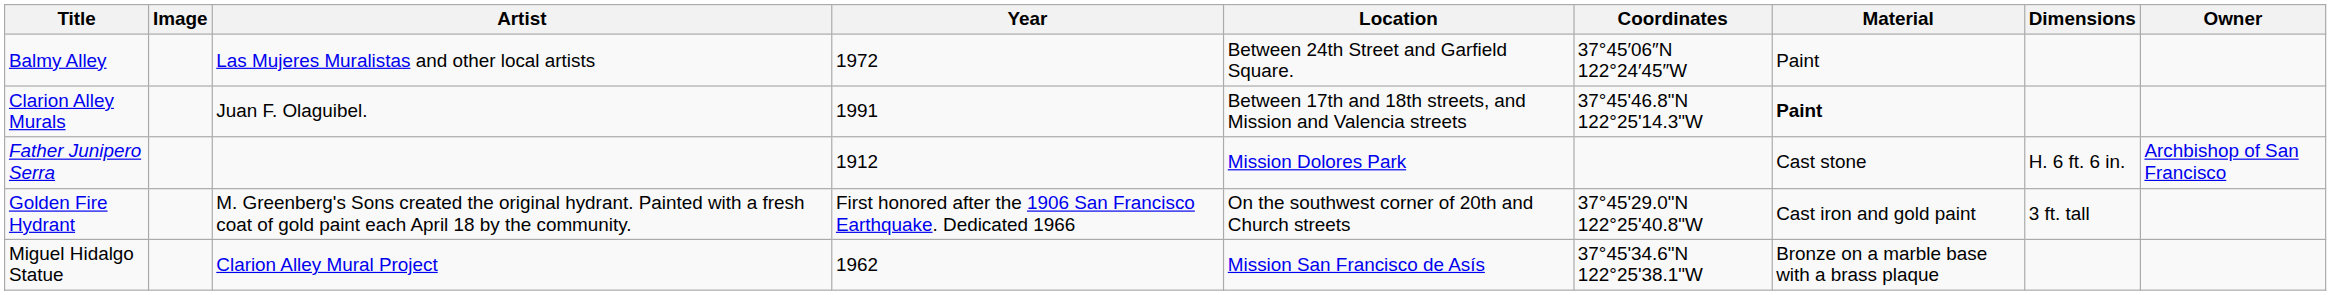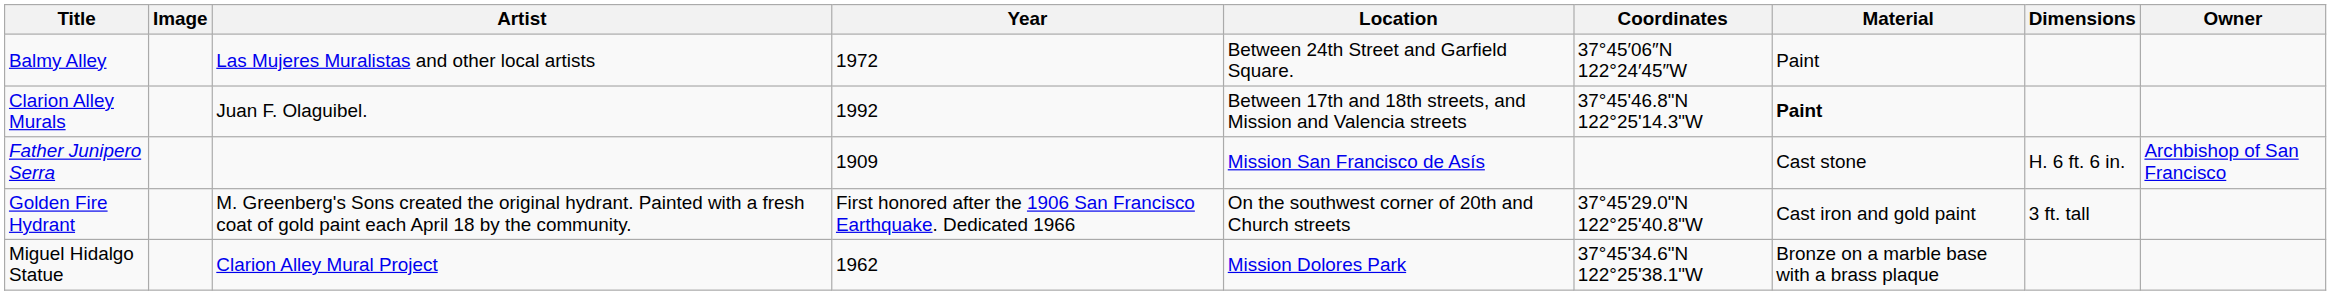(857, 111) 1991 -> (857, 111) 1992
(857, 162) 1912 -> (857, 162) 1909
(1317, 162) Mission Dolores Park -> (1356, 162) Mission San Francisco de Asís
(1356, 264) Mission San Francisco de Asís -> (1317, 264) Mission Dolores Park
